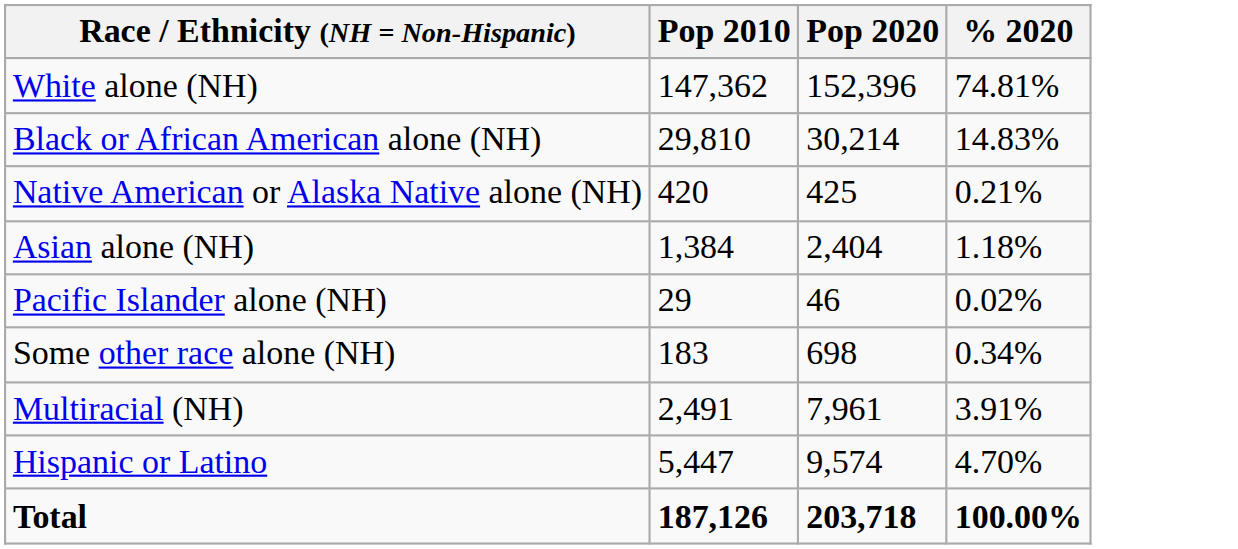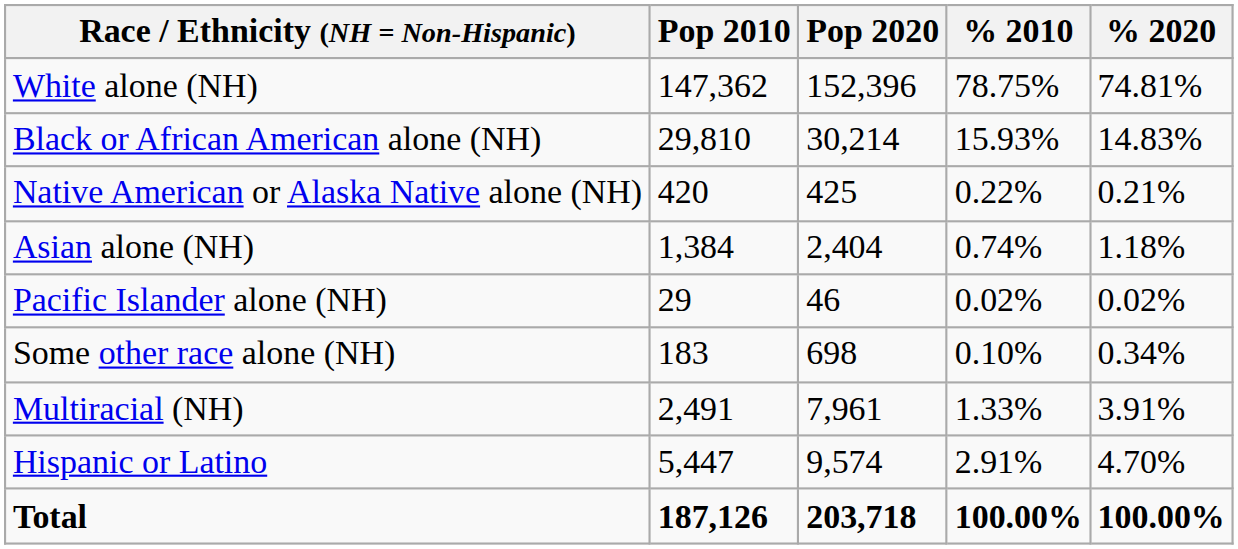+ column: (1018, 31)
